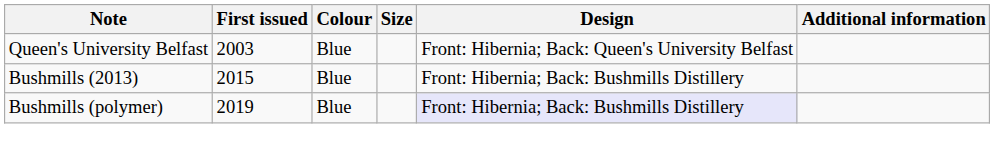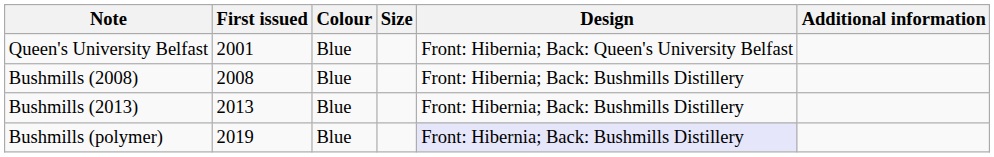(235, 48) 2003 -> (235, 48) 2001
+ row: (74, 78)
(235, 78) 2015 -> (235, 107) 2013
